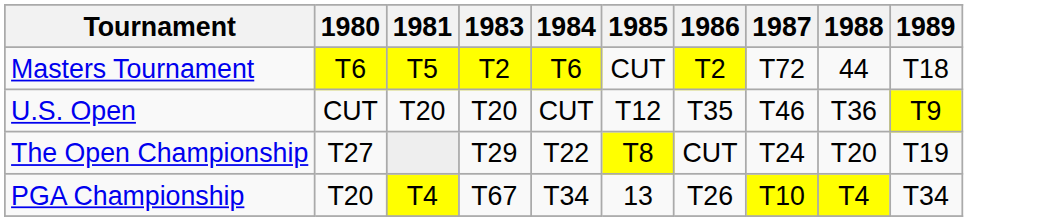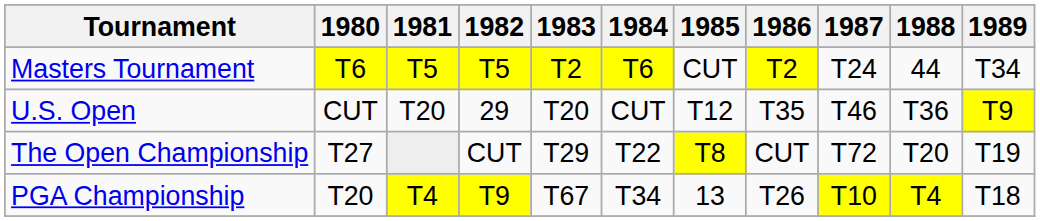+ column: (494, 26)
(782, 69) T72 -> (854, 69) T24
(926, 69) T18 -> (998, 69) T34
(782, 153) T24 -> (854, 153) T72
(926, 196) T34 -> (998, 196) T18
